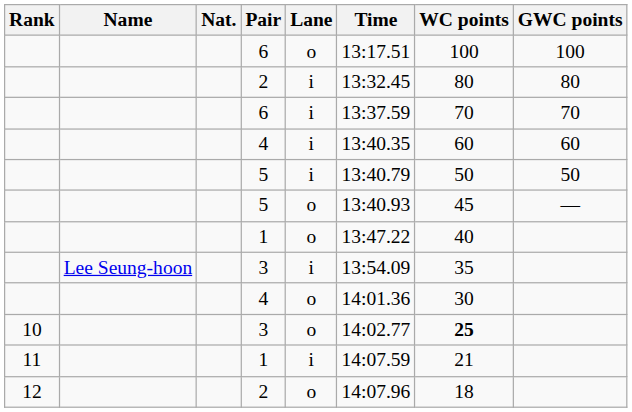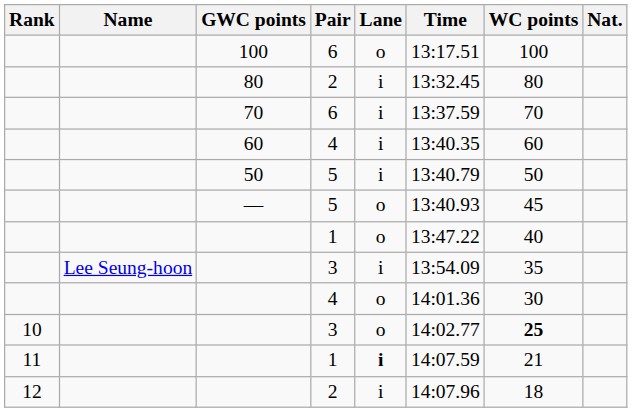columns swapped: (219, 19) <-> (570, 19)
(311, 360) normal -> (381, 360) bold
(311, 391) o -> (381, 391) i
